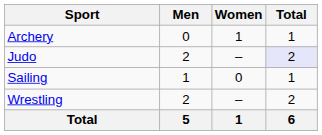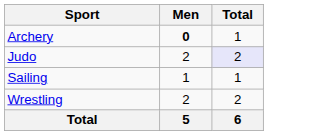- column: (239, 15)
(186, 36) normal -> (186, 36) bold
